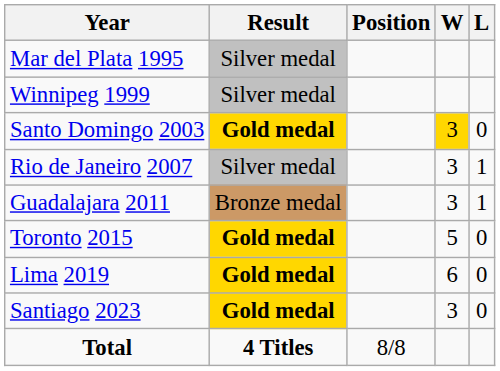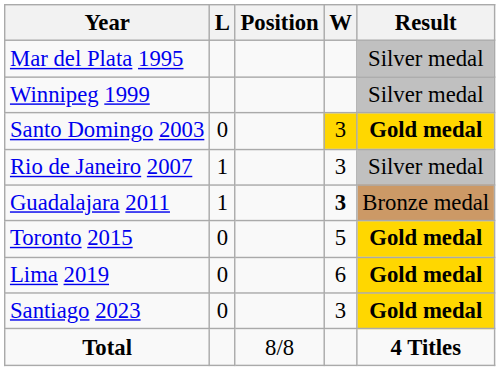columns swapped: (278, 22) <-> (482, 22)
(452, 202) normal -> (341, 202) bold
